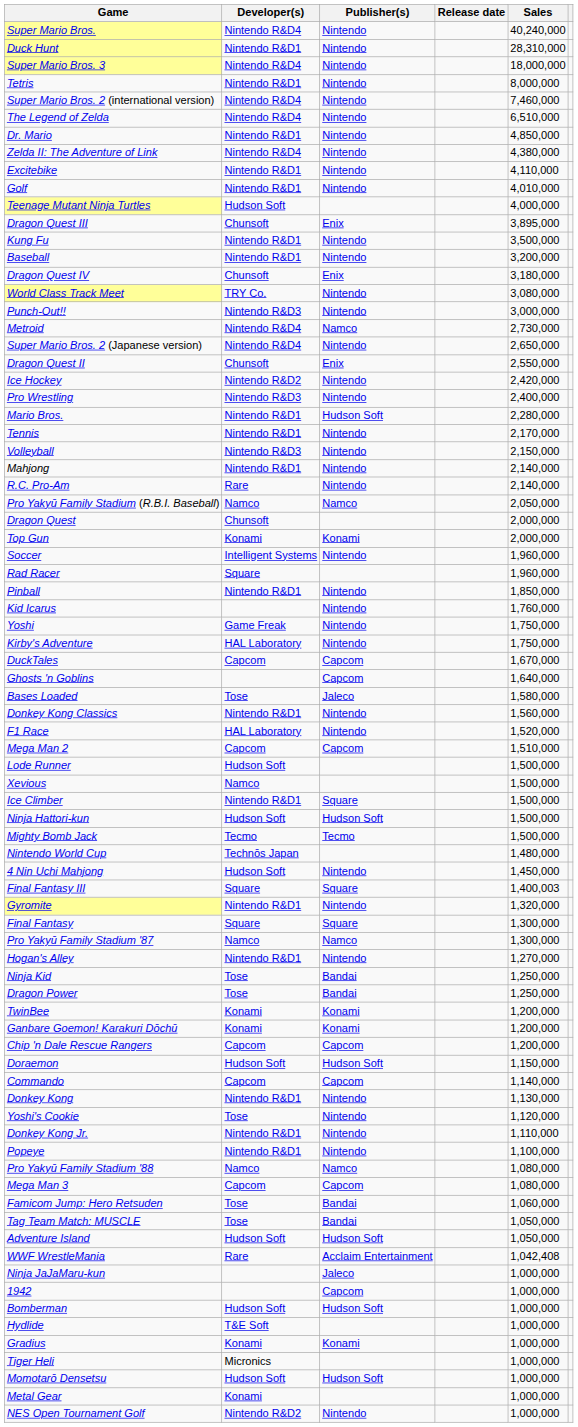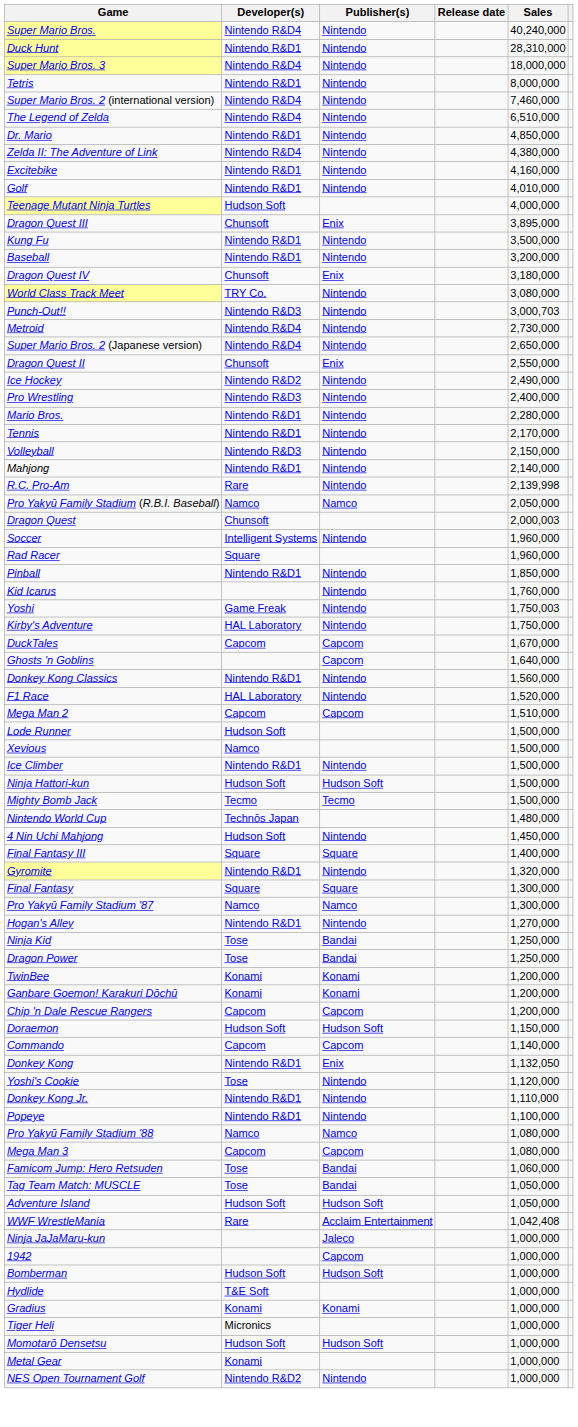(535, 170) 4,110,000 -> (535, 170) 4,160,000
(535, 310) 3,000,000 -> (535, 310) 3,000,703
(340, 328) Namco -> (344, 328) Nintendo
(535, 380) 2,420,000 -> (535, 380) 2,490,000
(353, 415) Hudson Soft -> (344, 415) Nintendo
(535, 485) 2,140,000 -> (535, 485) 2,139,998
(535, 521) 2,000,000 -> (535, 521) 2,000,003
- row: (28, 538)
(535, 626) 1,750,000 -> (535, 608) 1,750,003
- row: (42, 696)
(340, 801) Square -> (344, 766) Nintendo
(535, 888) 1,400,003 -> (535, 853) 1,400,000
(344, 1098) Nintendo -> (333, 1063) Enix
(535, 1098) 1,130,000 -> (535, 1063) 1,132,050
